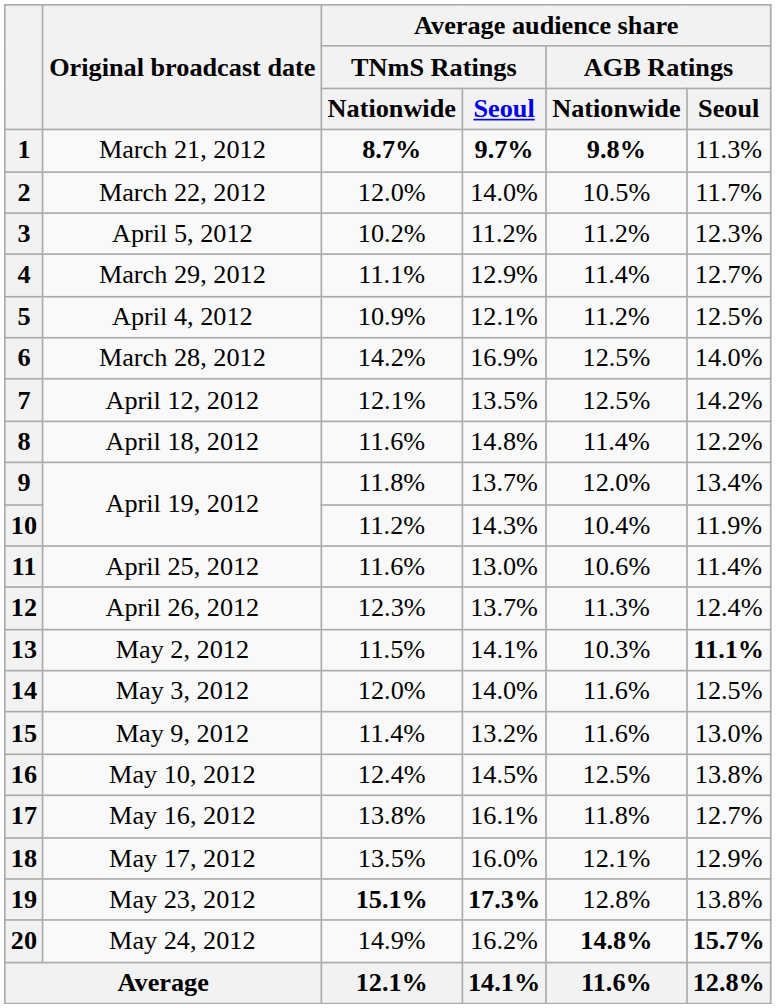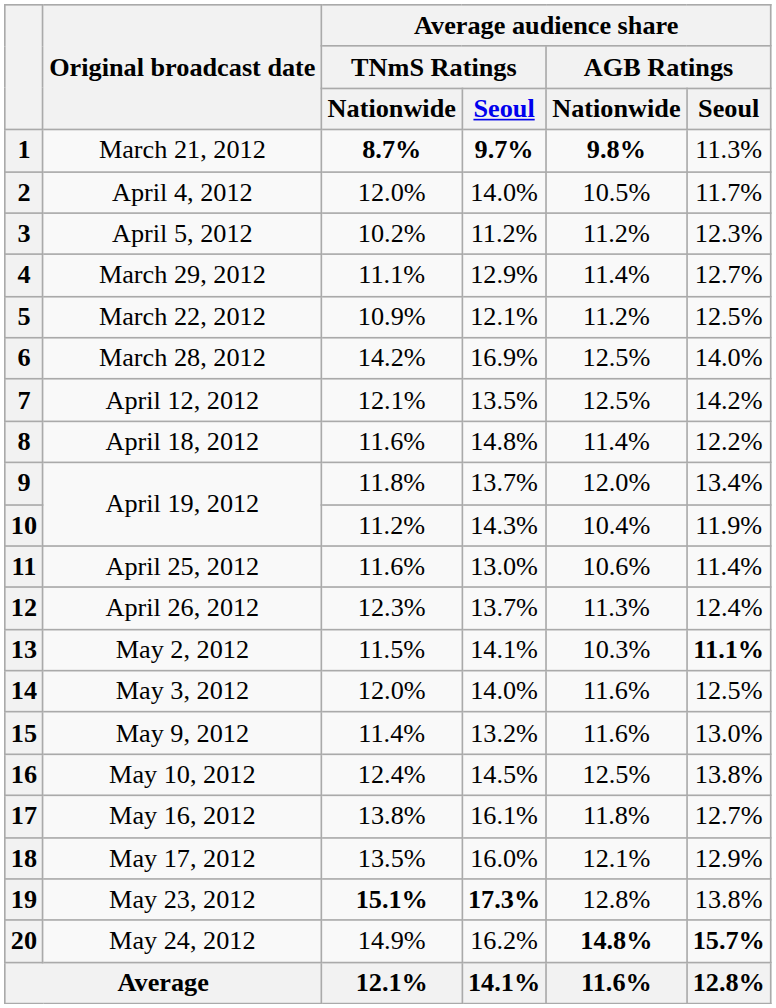(182, 191) March 22, 2012 -> (182, 191) April 4, 2012
(182, 316) April 4, 2012 -> (182, 316) March 22, 2012
